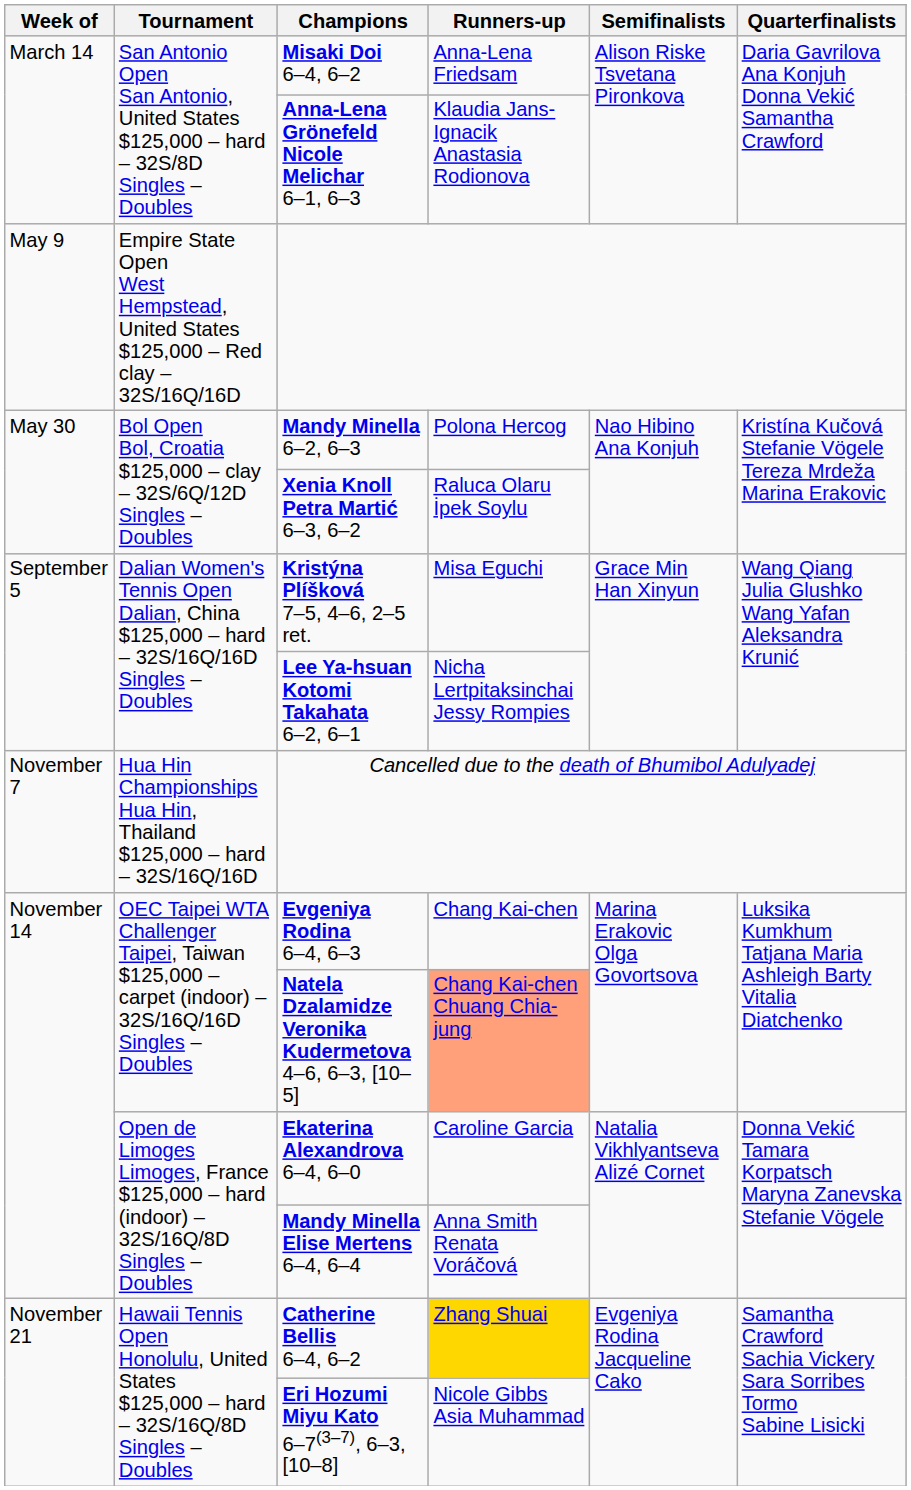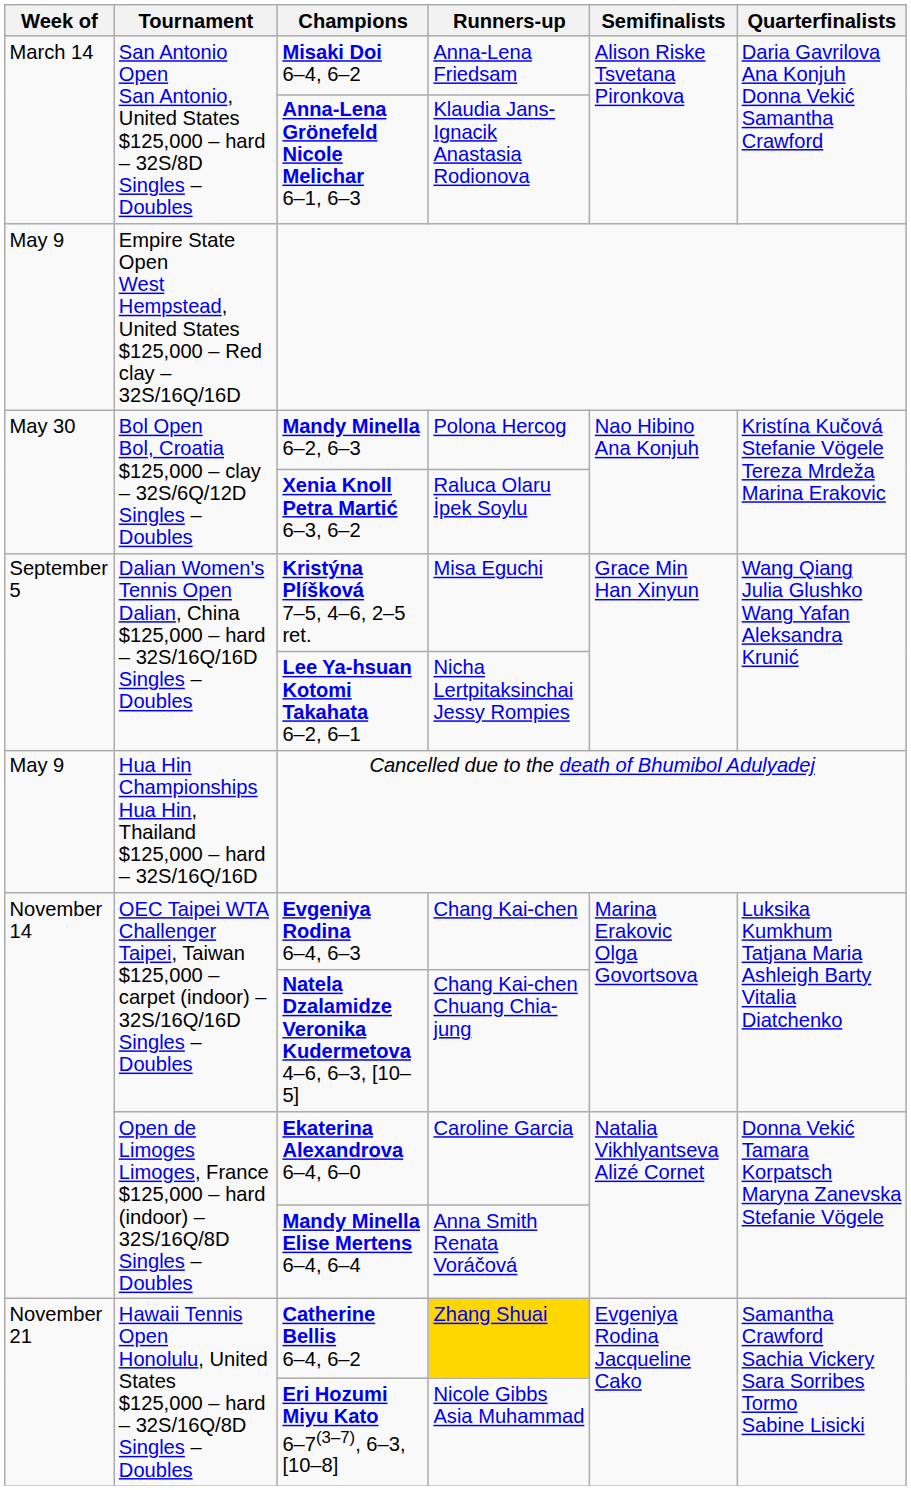(56, 777) November 7 -> (37, 766) May 9
(506, 1007) lightsalmon background -> (506, 1007) no background
